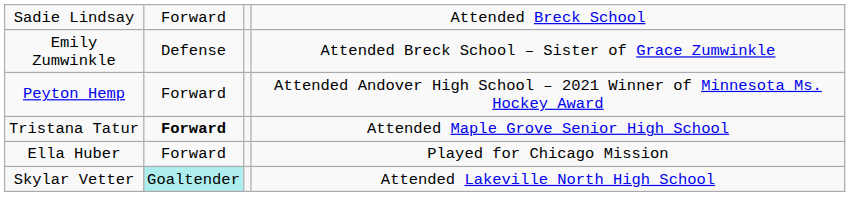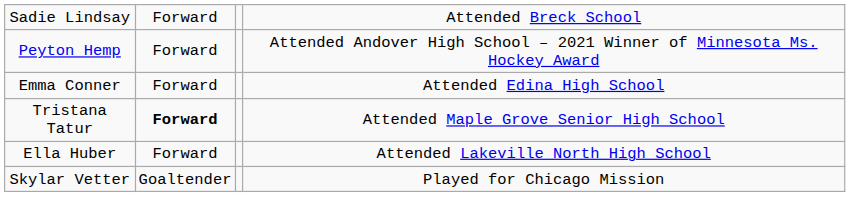- row: (74, 51)
+ row: (70, 85)
(548, 154) Played for Chicago Mission -> (544, 154) Attended Lakeville North High School
(194, 179) paleturquoise background -> (185, 179) no background
(548, 179) Attended Lakeville North High School -> (544, 179) Played for Chicago Mission
